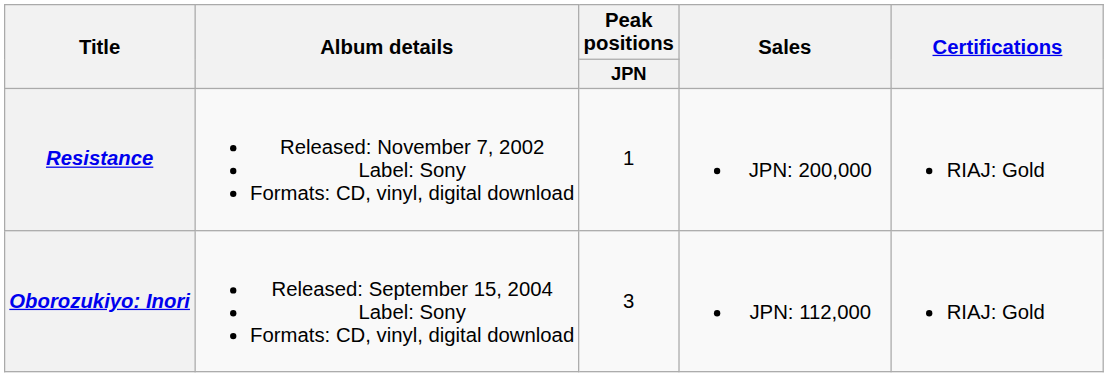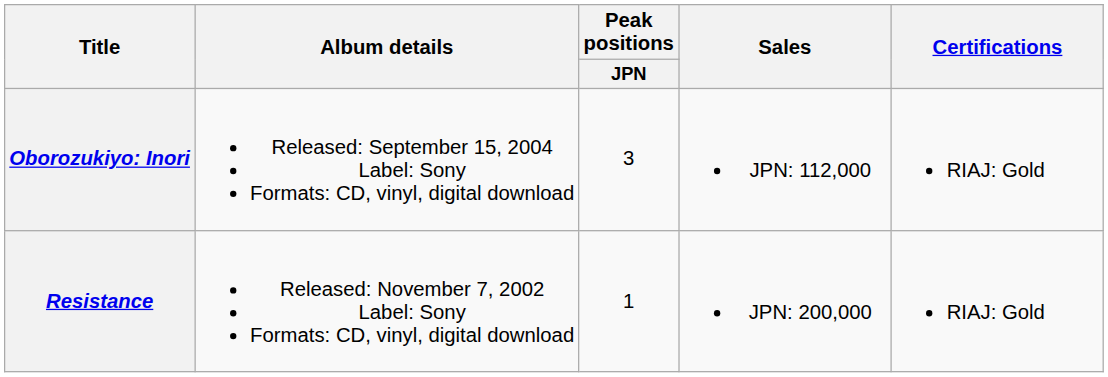rows swapped: (100, 159) <-> (100, 300)
